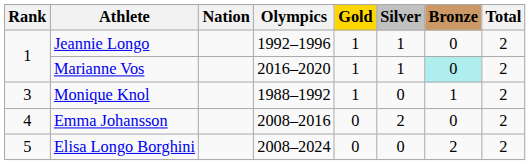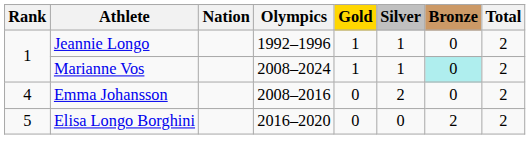(294, 69) 2016–2020 -> (294, 69) 2008–2024
- row: (102, 95)
(294, 146) 2008–2024 -> (294, 120) 2016–2020
